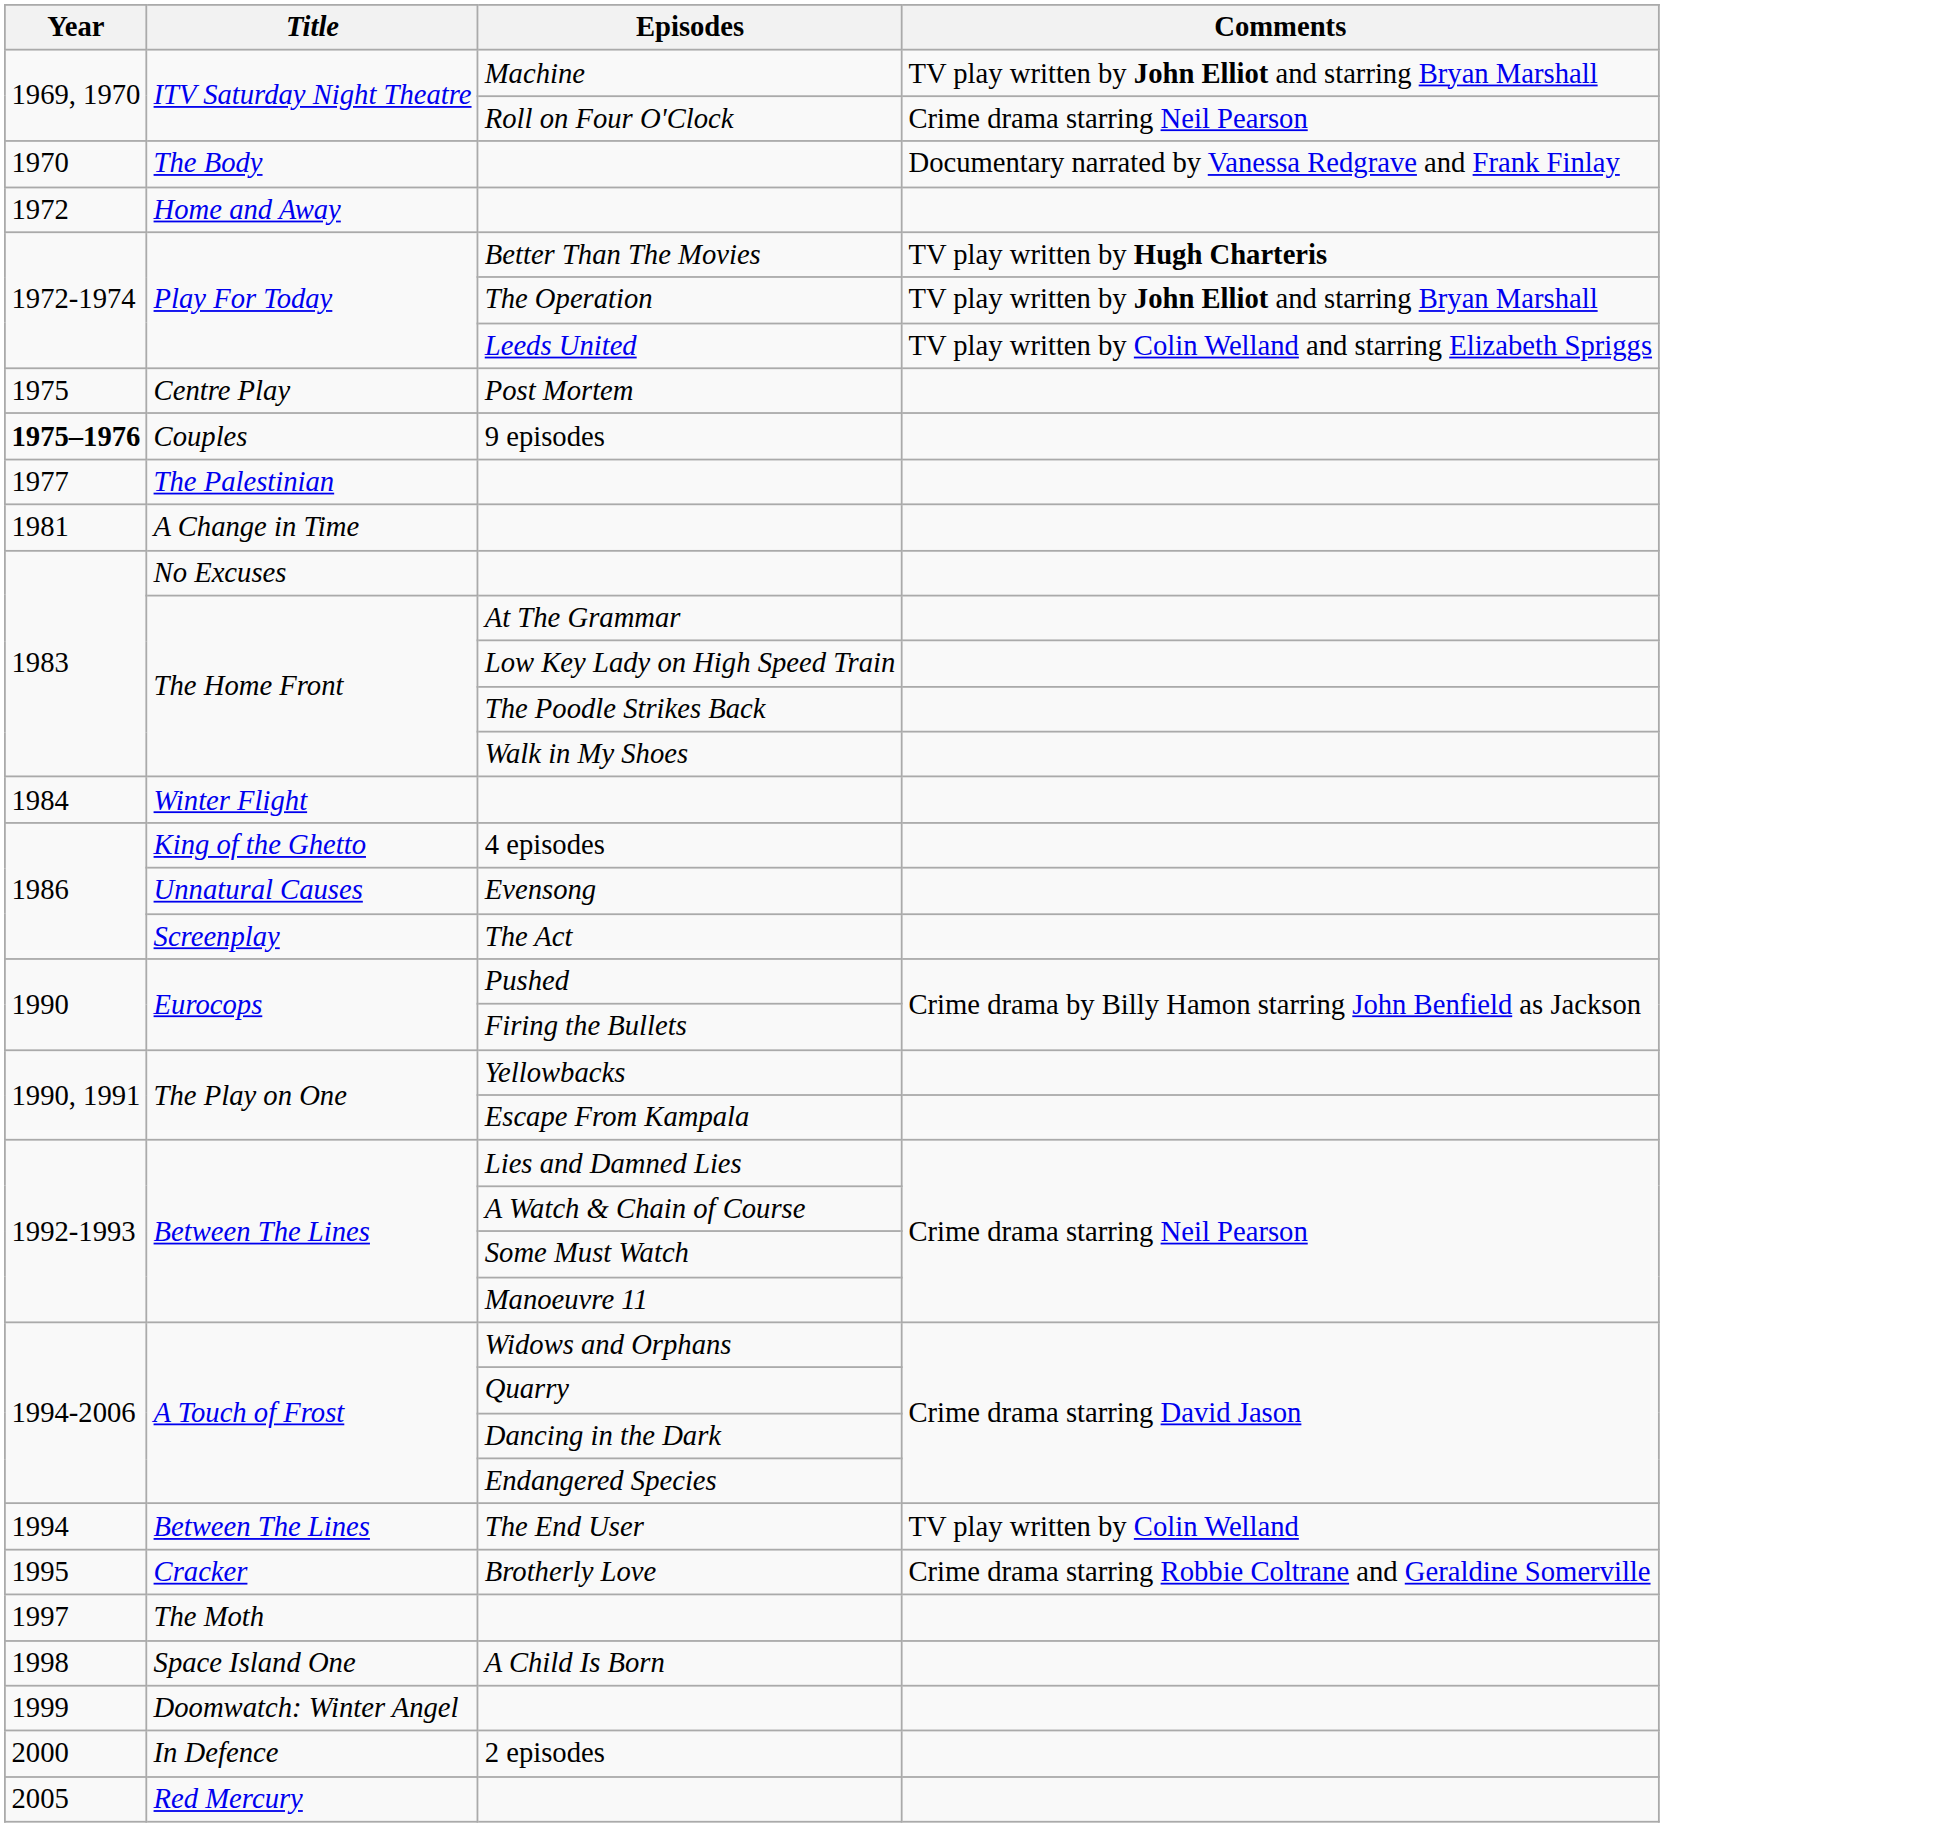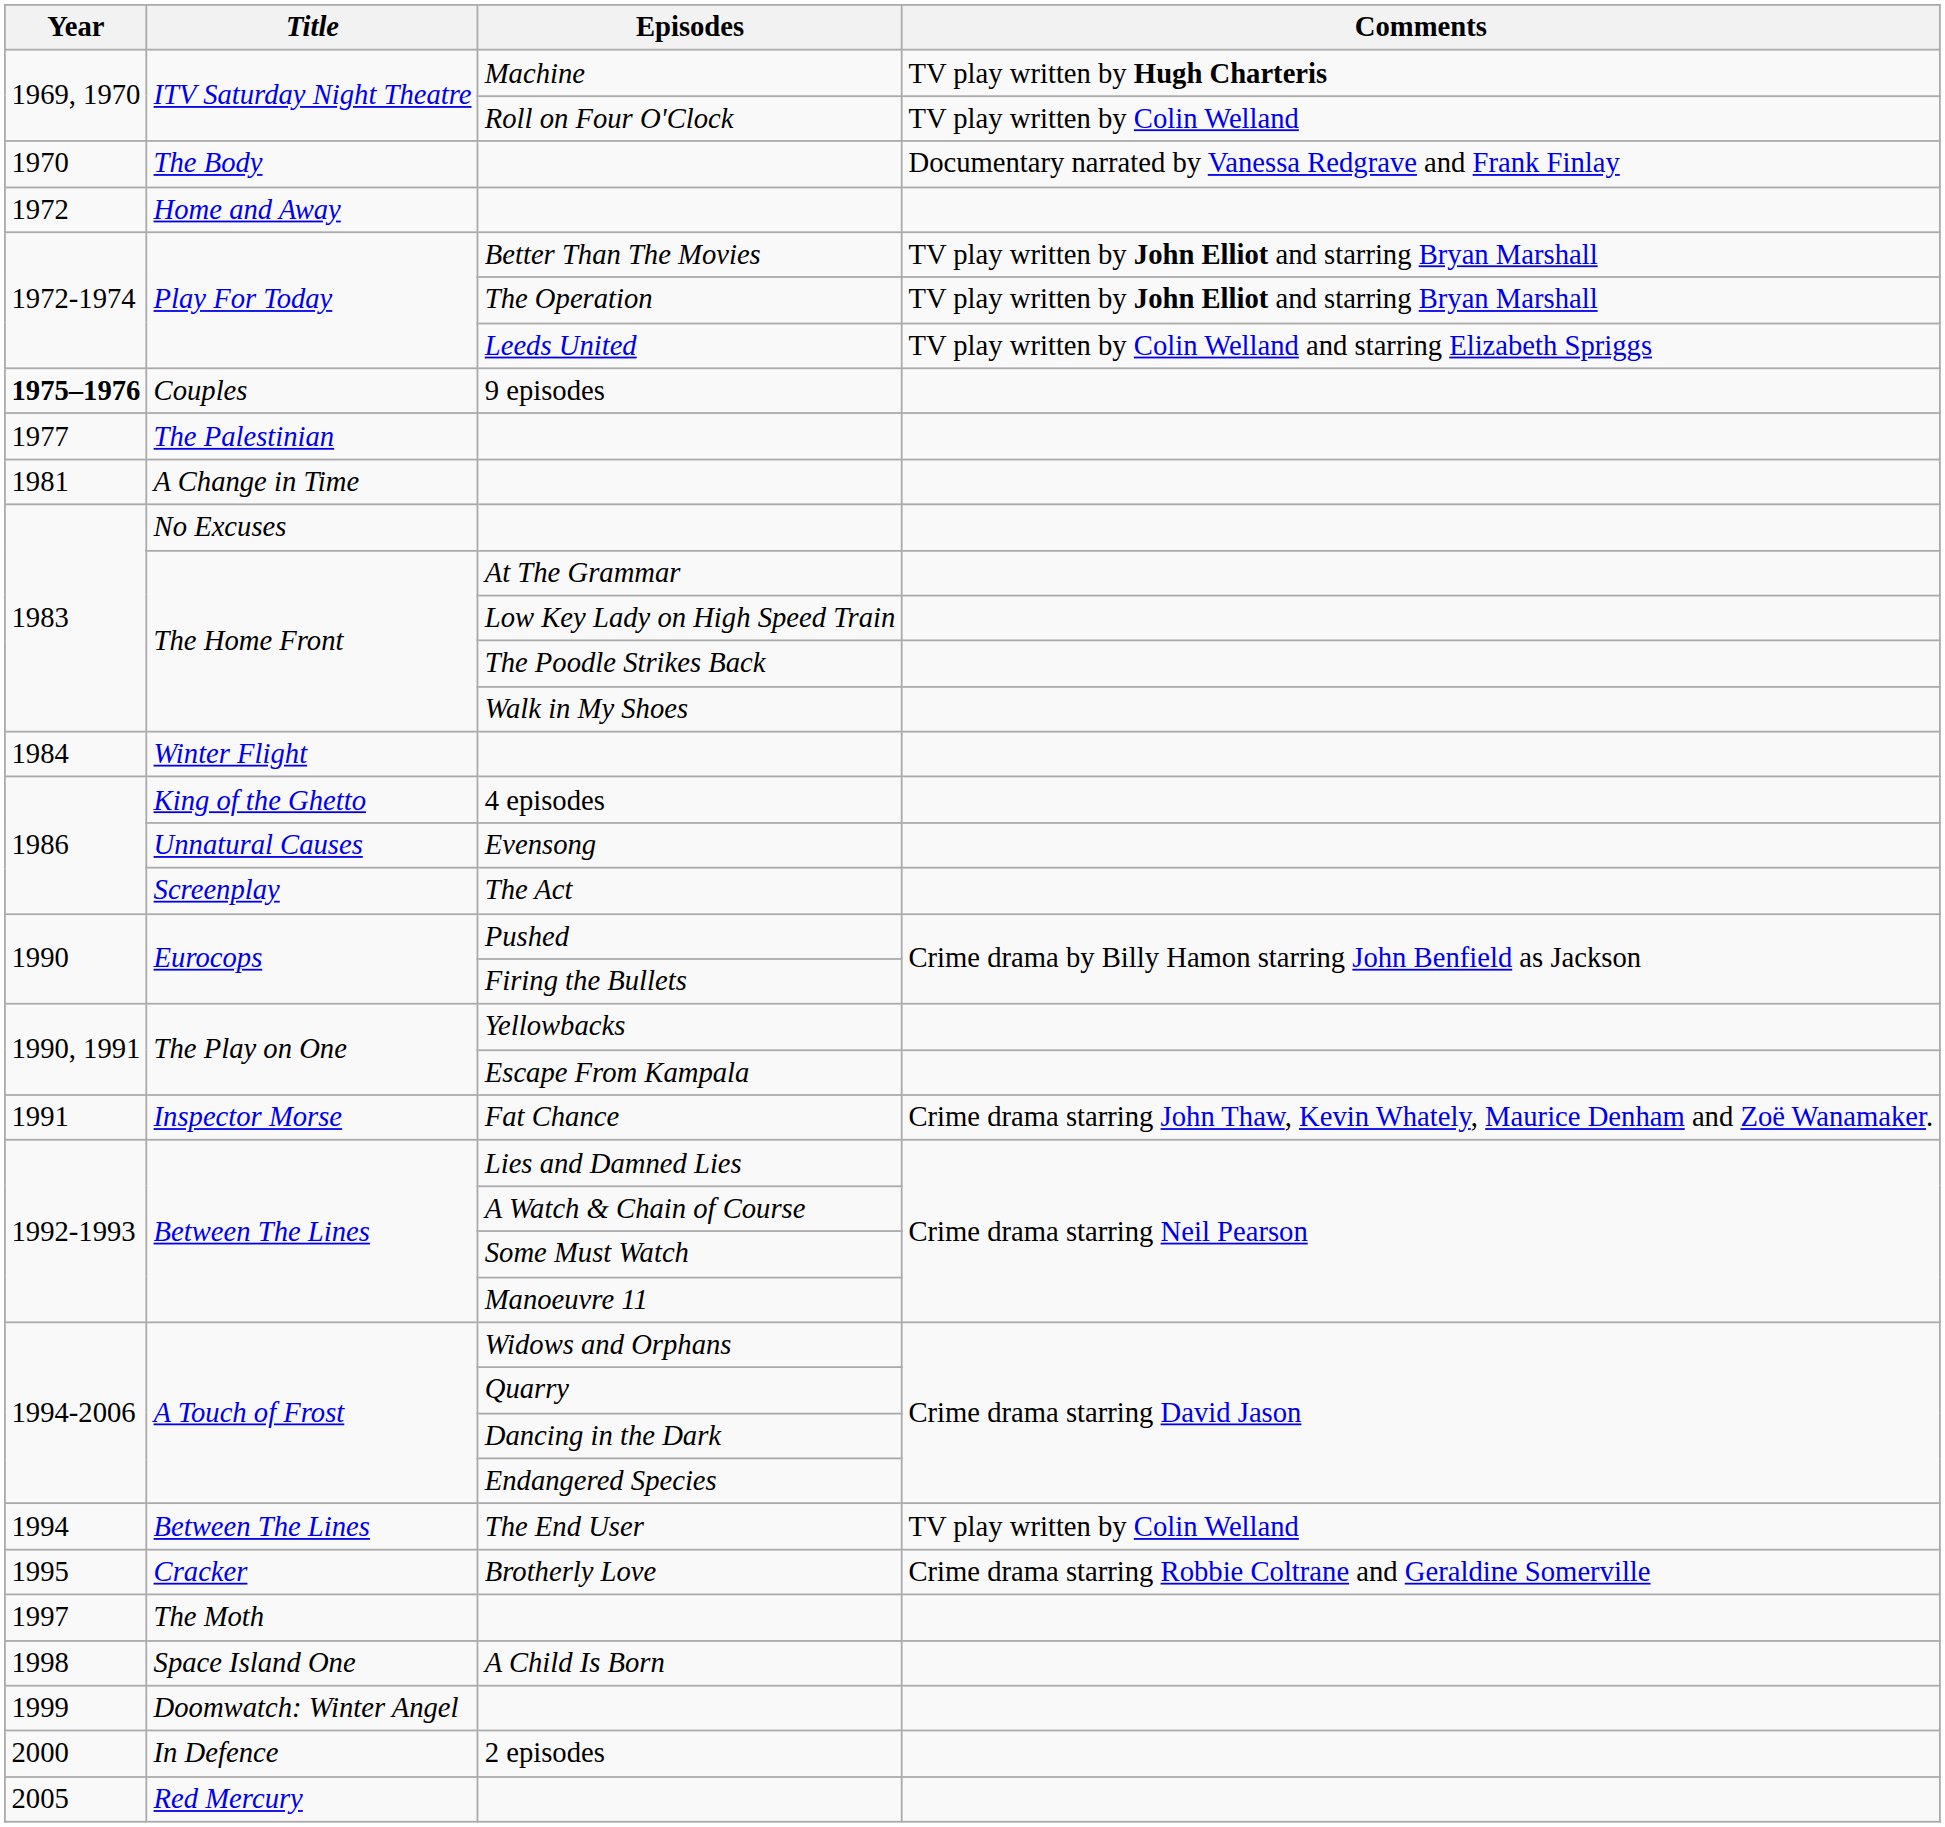(1253, 72) TV play written by John Elliot and starring Bryan Marshall -> (1118, 72) TV play written by Hugh Charteris
(1108, 118) Crime drama starring Neil Pearson -> (1104, 118) TV play written by Colin Welland
(1118, 254) TV play written by Hugh Charteris -> (1253, 254) TV play written by John Elliot and starring Bryan Marshall
- row: (222, 390)
+ row: (248, 1117)
